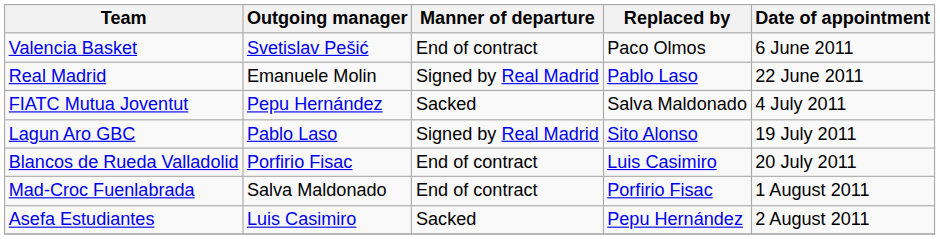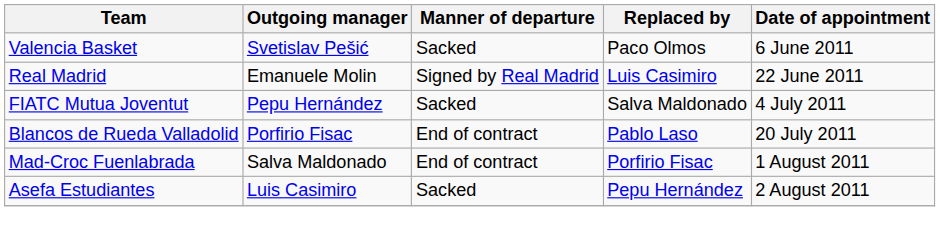(477, 47) End of contract -> (446, 47) Sacked
(652, 76) Pablo Laso -> (662, 76) Luis Casimiro
- row: (72, 133)
(662, 162) Luis Casimiro -> (652, 133) Pablo Laso
